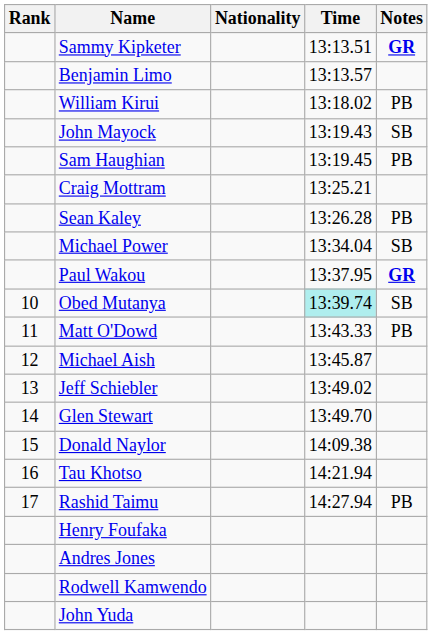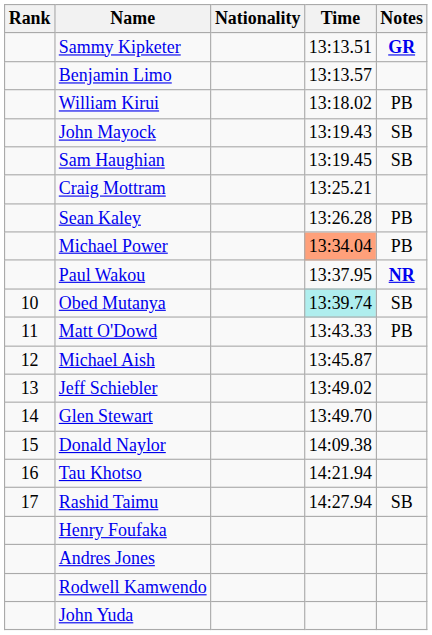(402, 160) PB -> (402, 160) SB
(340, 246) no background -> (340, 246) lightsalmon background
(402, 246) SB -> (402, 246) PB
(402, 274) GR -> (402, 274) NR
(402, 501) PB -> (402, 501) SB
